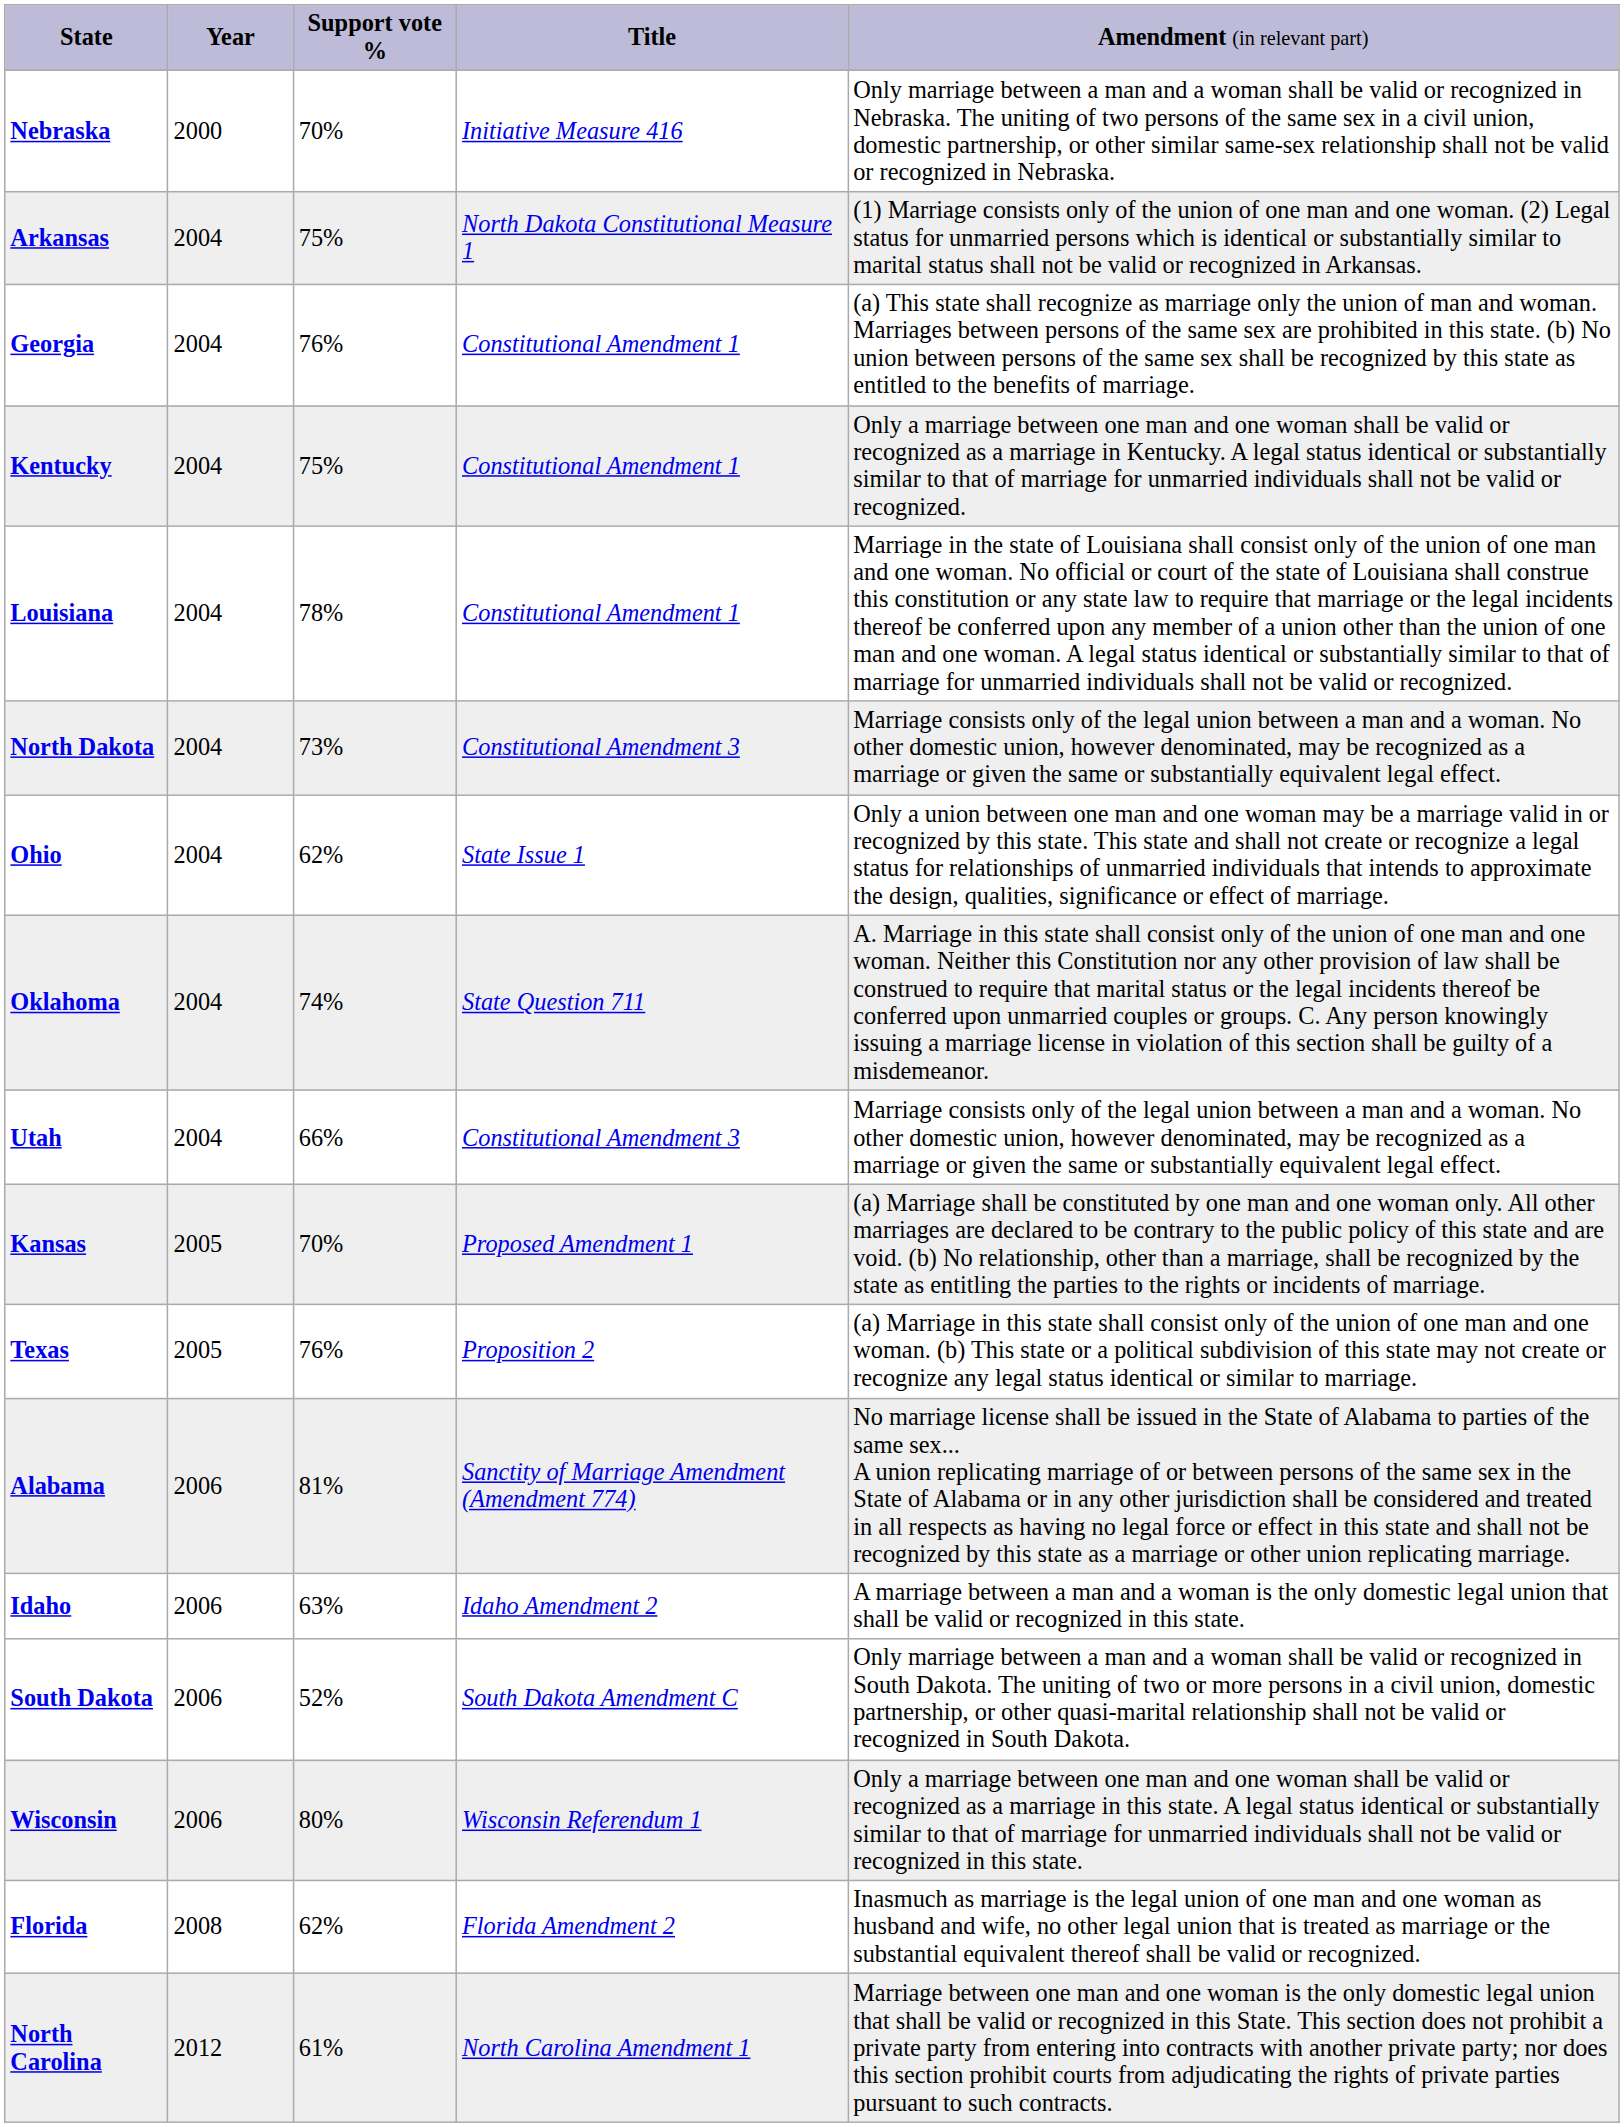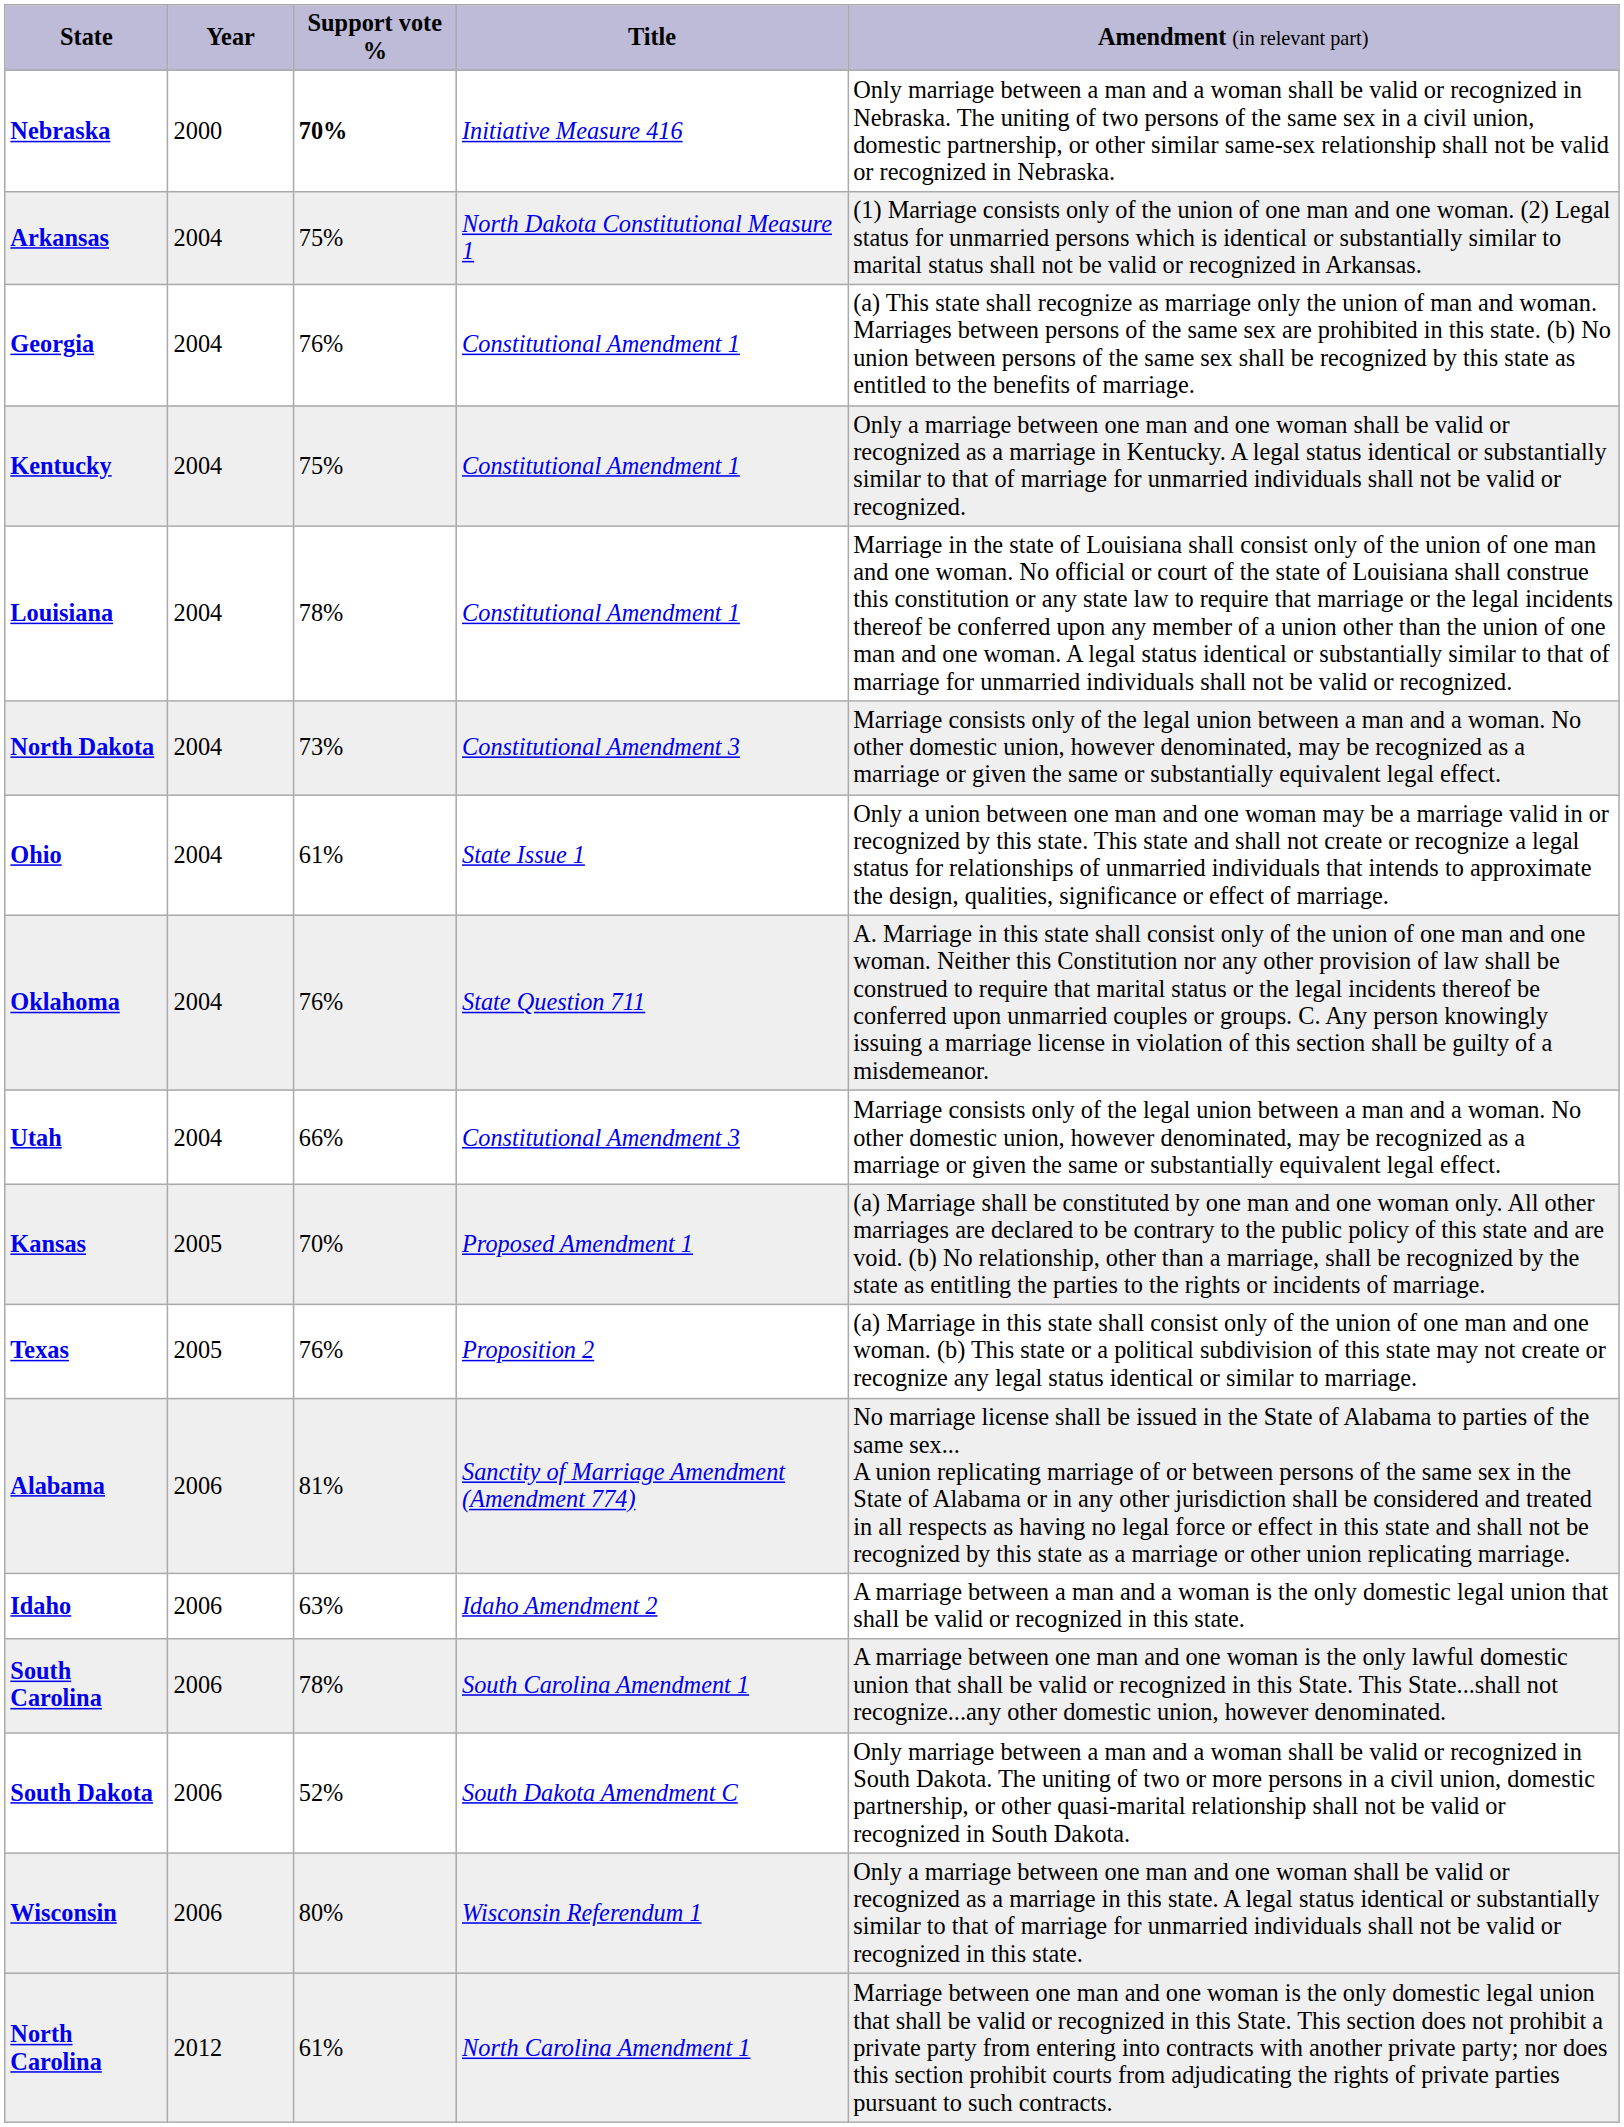(321, 130) normal -> (323, 130) bold
(321, 854) 62% -> (321, 854) 61%
(321, 1002) 74% -> (321, 1002) 76%
+ row: (56, 1685)
- row: (49, 1926)
